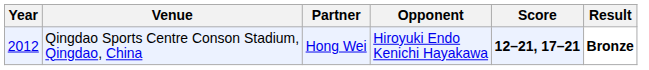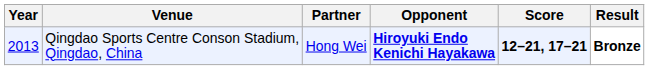(23, 46) 2012 -> (23, 46) 2013
(431, 46) normal -> (434, 46) bold
